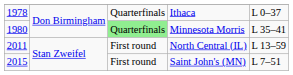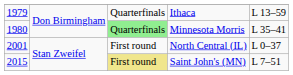(17, 12) 1978 -> (17, 12) 1979
(266, 12) L 0–37 -> (269, 12) L 13–59
(17, 45) 2011 -> (17, 45) 2001
(269, 45) L 13–59 -> (266, 45) L 0–37
(133, 62) no background -> (133, 62) khaki background
